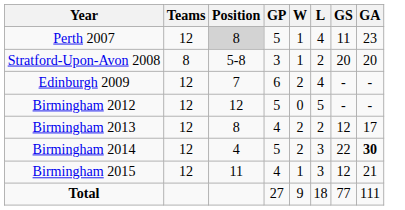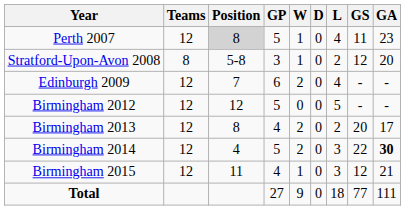+ column: (319, 15)
(343, 60) 20 -> (360, 60) 12
(343, 127) 12 -> (360, 127) 20
